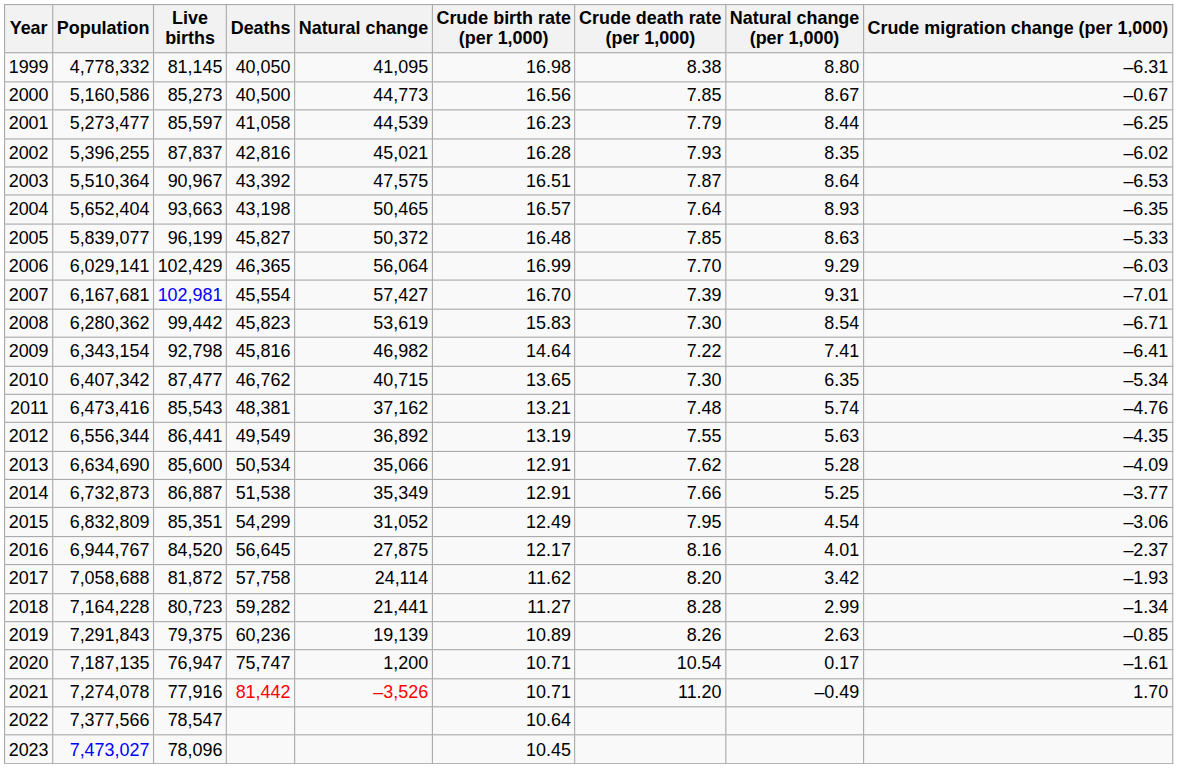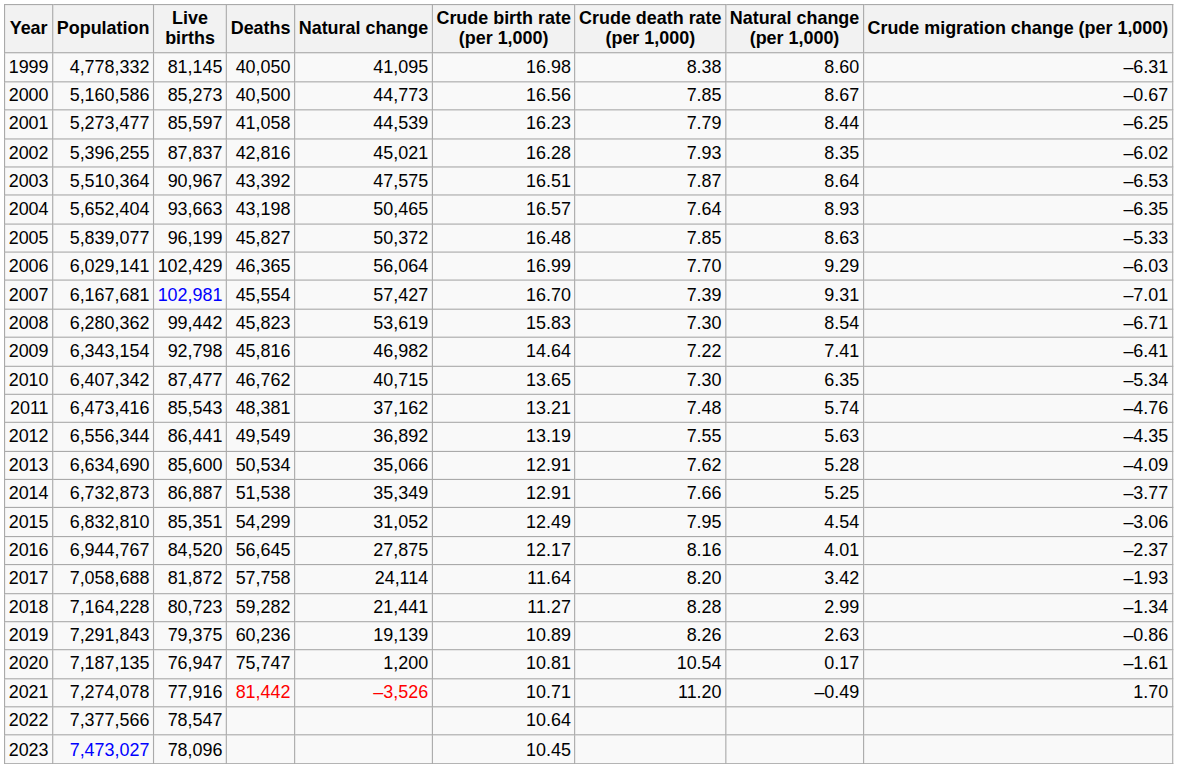(842, 67) 8.80 -> (842, 67) 8.60
(110, 522) 6,832,809 -> (110, 522) 6,832,810
(549, 578) 11.62 -> (549, 578) 11.64
(1146, 635) –0.85 -> (1146, 635) –0.86
(548, 664) 10.71 -> (548, 664) 10.81
